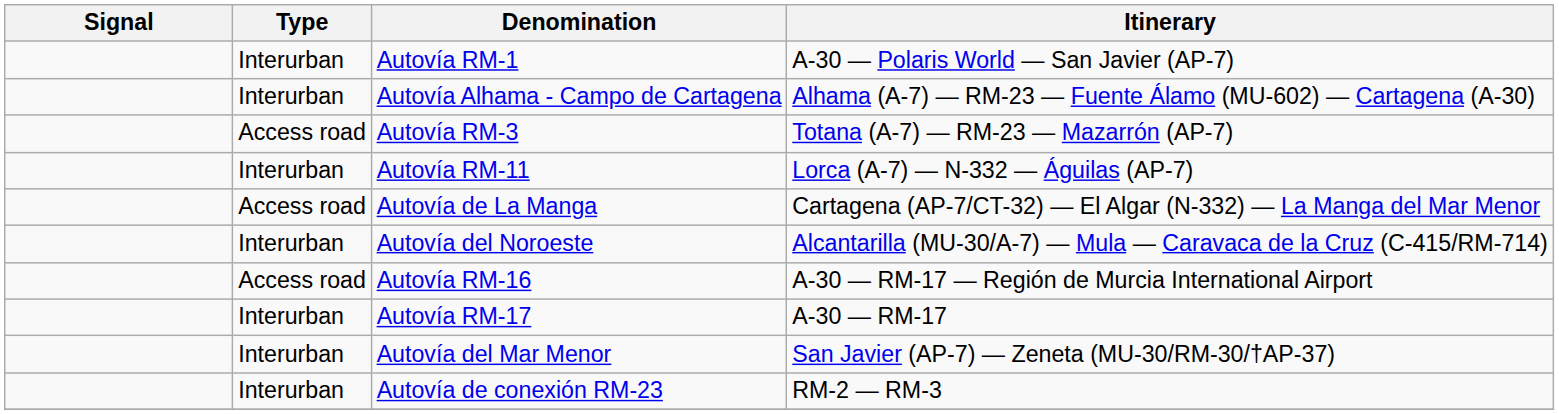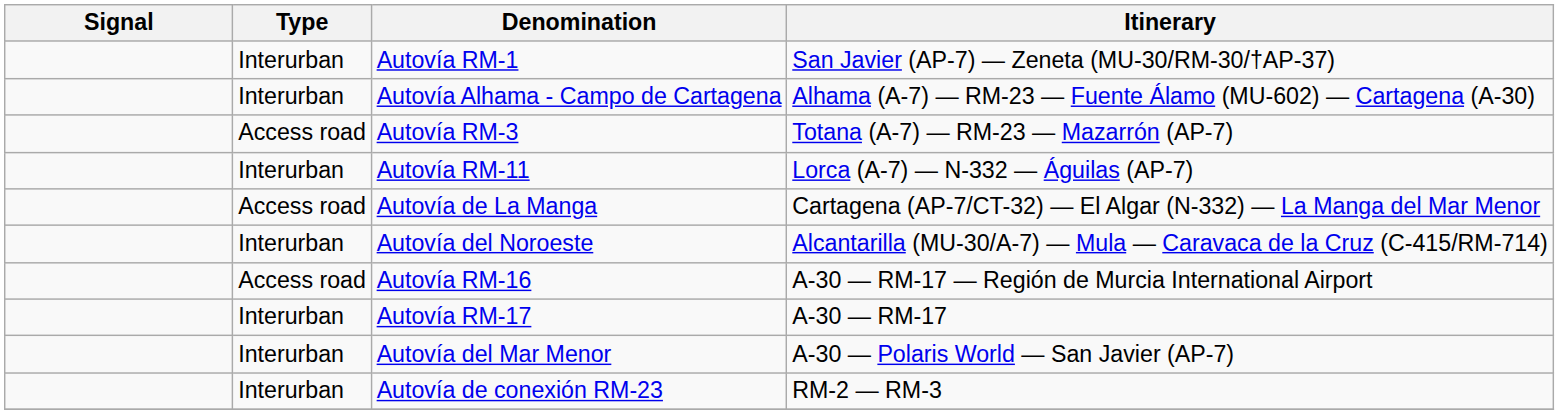(1013, 59) A-30 — Polaris World — San Javier (AP-7) -> (1064, 59) San Javier (AP-7) — Zeneta (MU-30/RM-30/†AP-37)
(1064, 354) San Javier (AP-7) — Zeneta (MU-30/RM-30/†AP-37) -> (1013, 354) A-30 — Polaris World — San Javier (AP-7)
